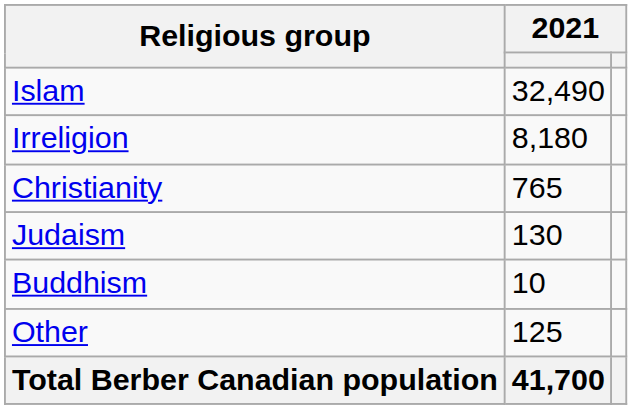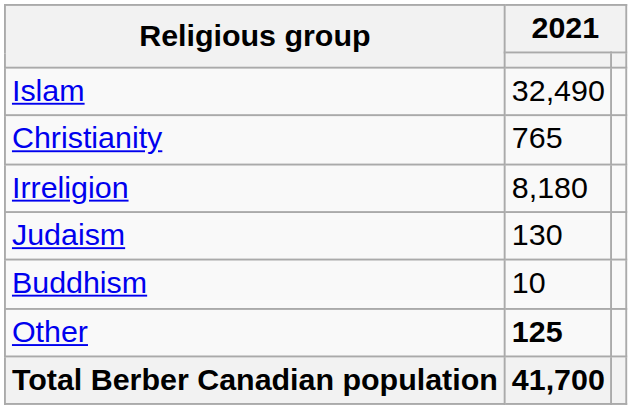rows swapped: (70, 139) <-> (87, 187)
(537, 331) normal -> (537, 331) bold
